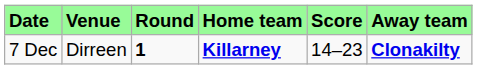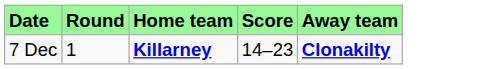- column: (93, 20)
(140, 49) bold -> (71, 49) normal
